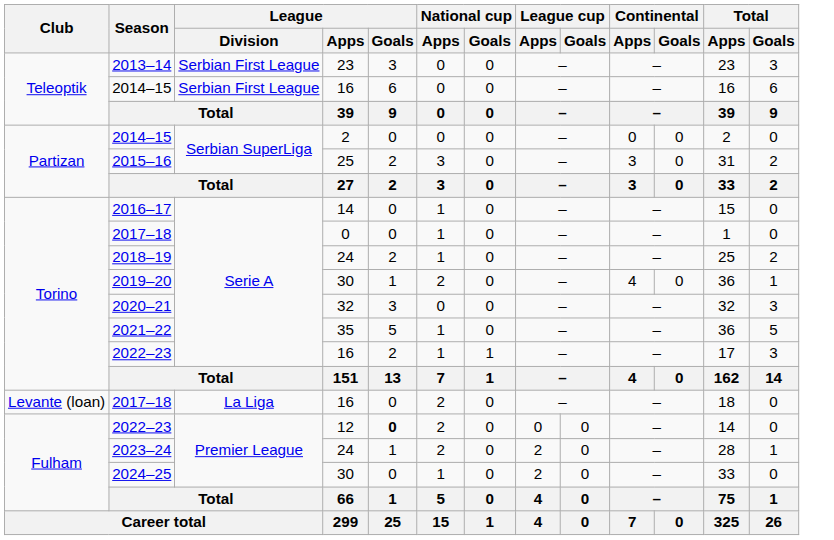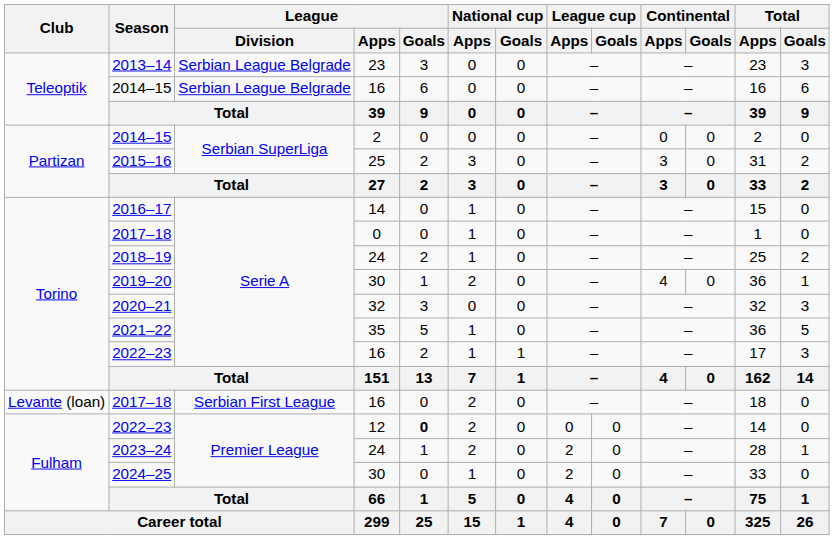(249, 64) Serbian First League -> (265, 64) Serbian League Belgrade
(249, 88) Serbian First League -> (265, 88) Serbian League Belgrade
(249, 402) La Liga -> (265, 402) Serbian First League
